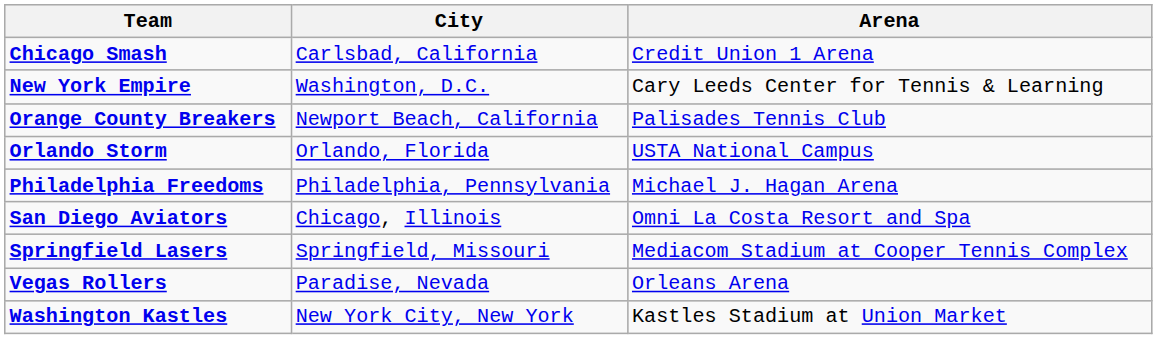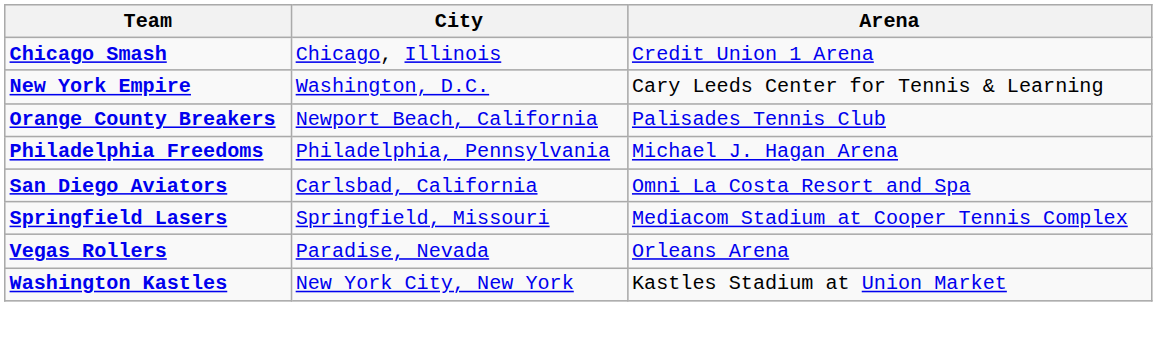(417, 54) Carlsbad, California -> (398, 54) Chicago, Illinois
- row: (88, 153)
(398, 218) Chicago, Illinois -> (417, 185) Carlsbad, California
